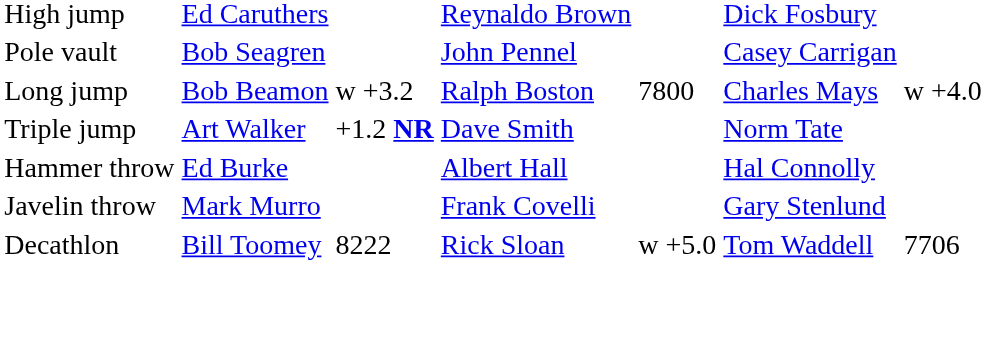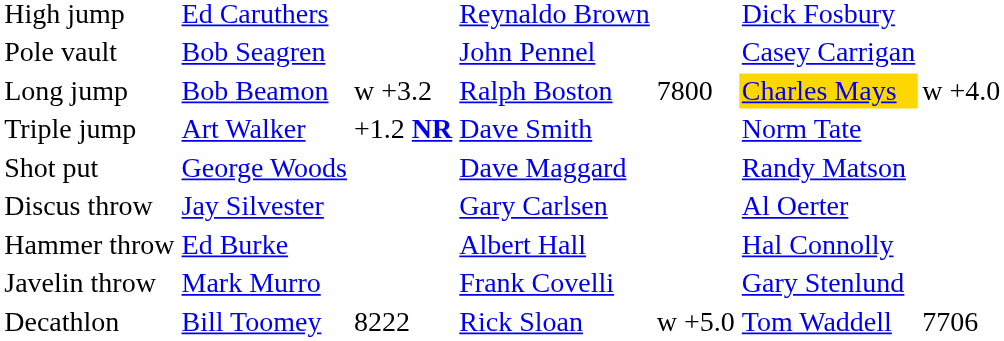(801, 90) no background -> (819, 90) gold background
+ row: (51, 167)
+ row: (79, 206)
